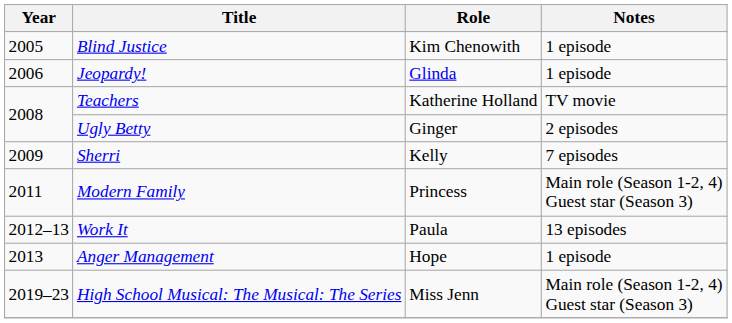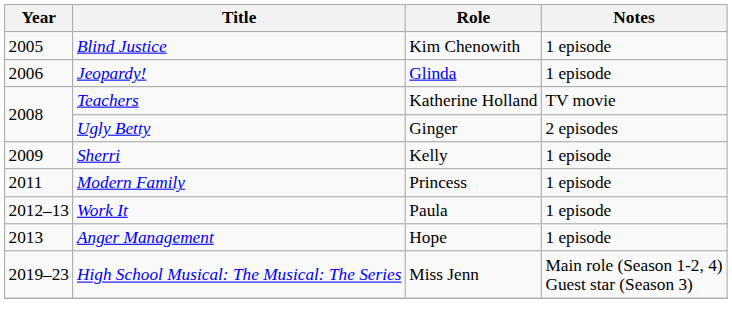(582, 155) 7 episodes -> (578, 155) 1 episode
(634, 192) Main role (Season 1-2, 4) Guest star (Season 3) -> (578, 182) 1 episode
(586, 229) 13 episodes -> (578, 210) 1 episode
